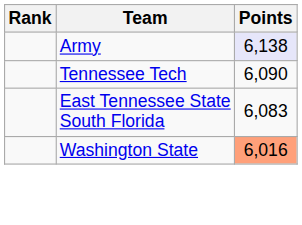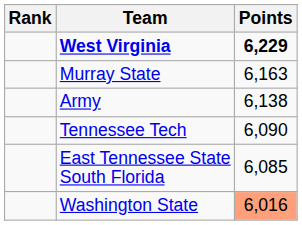+ row: (115, 46)
+ row: (110, 74)
(266, 46) lavender background -> (266, 102) no background
(266, 112) 6,083 -> (266, 167) 6,085
